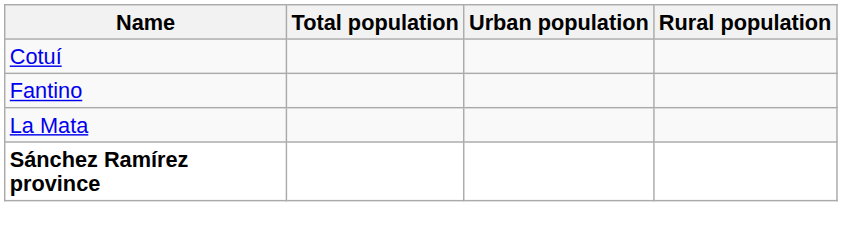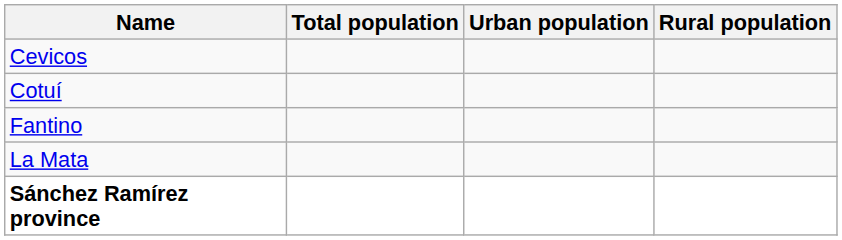+ row: (48, 57)
